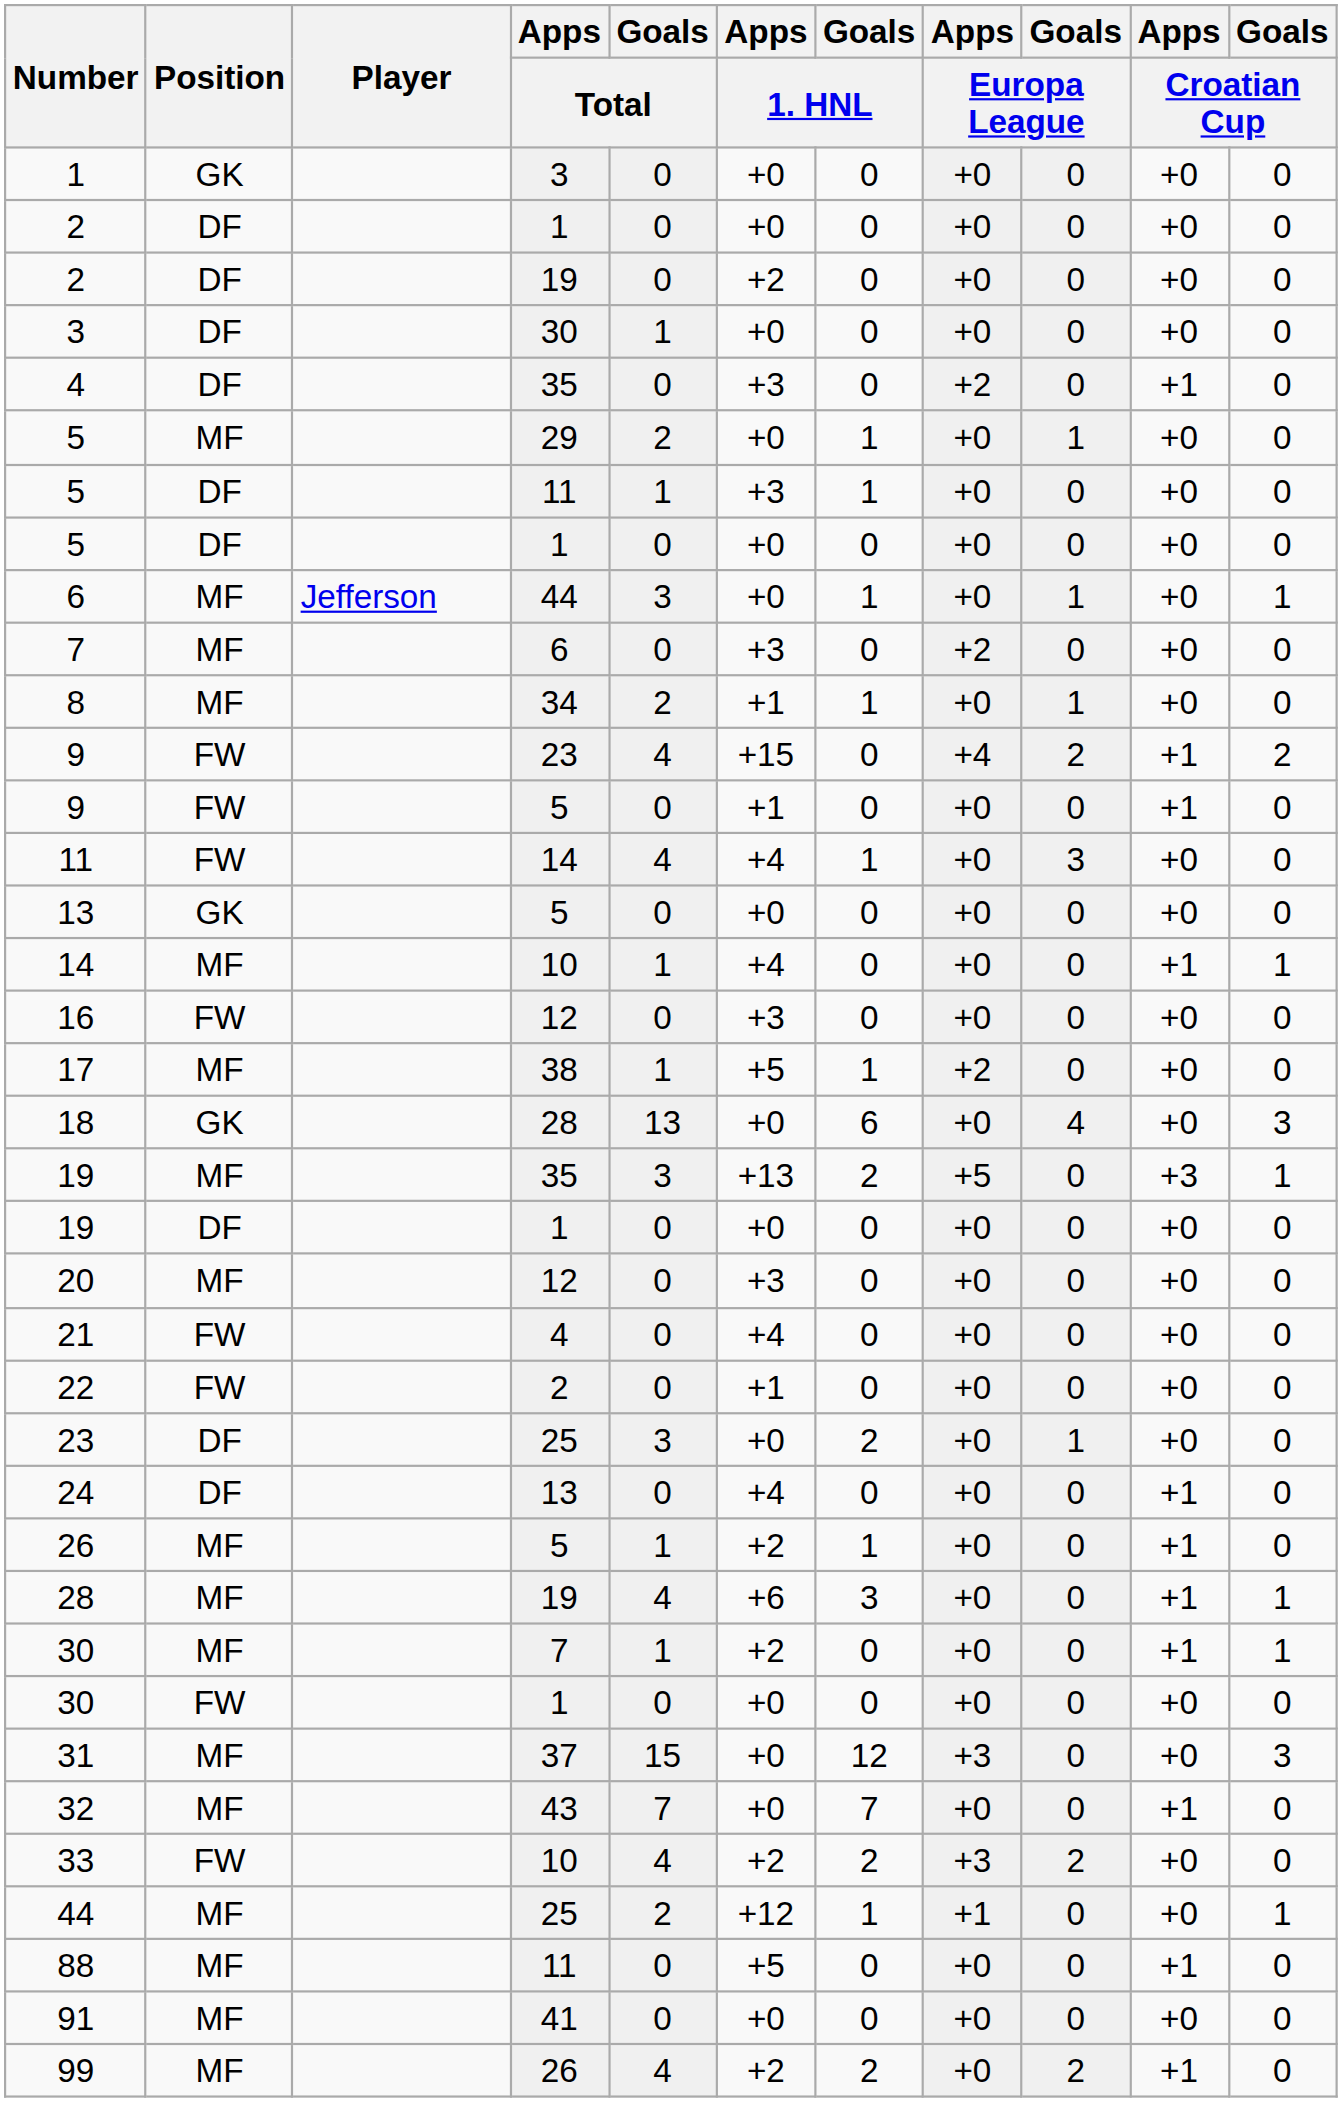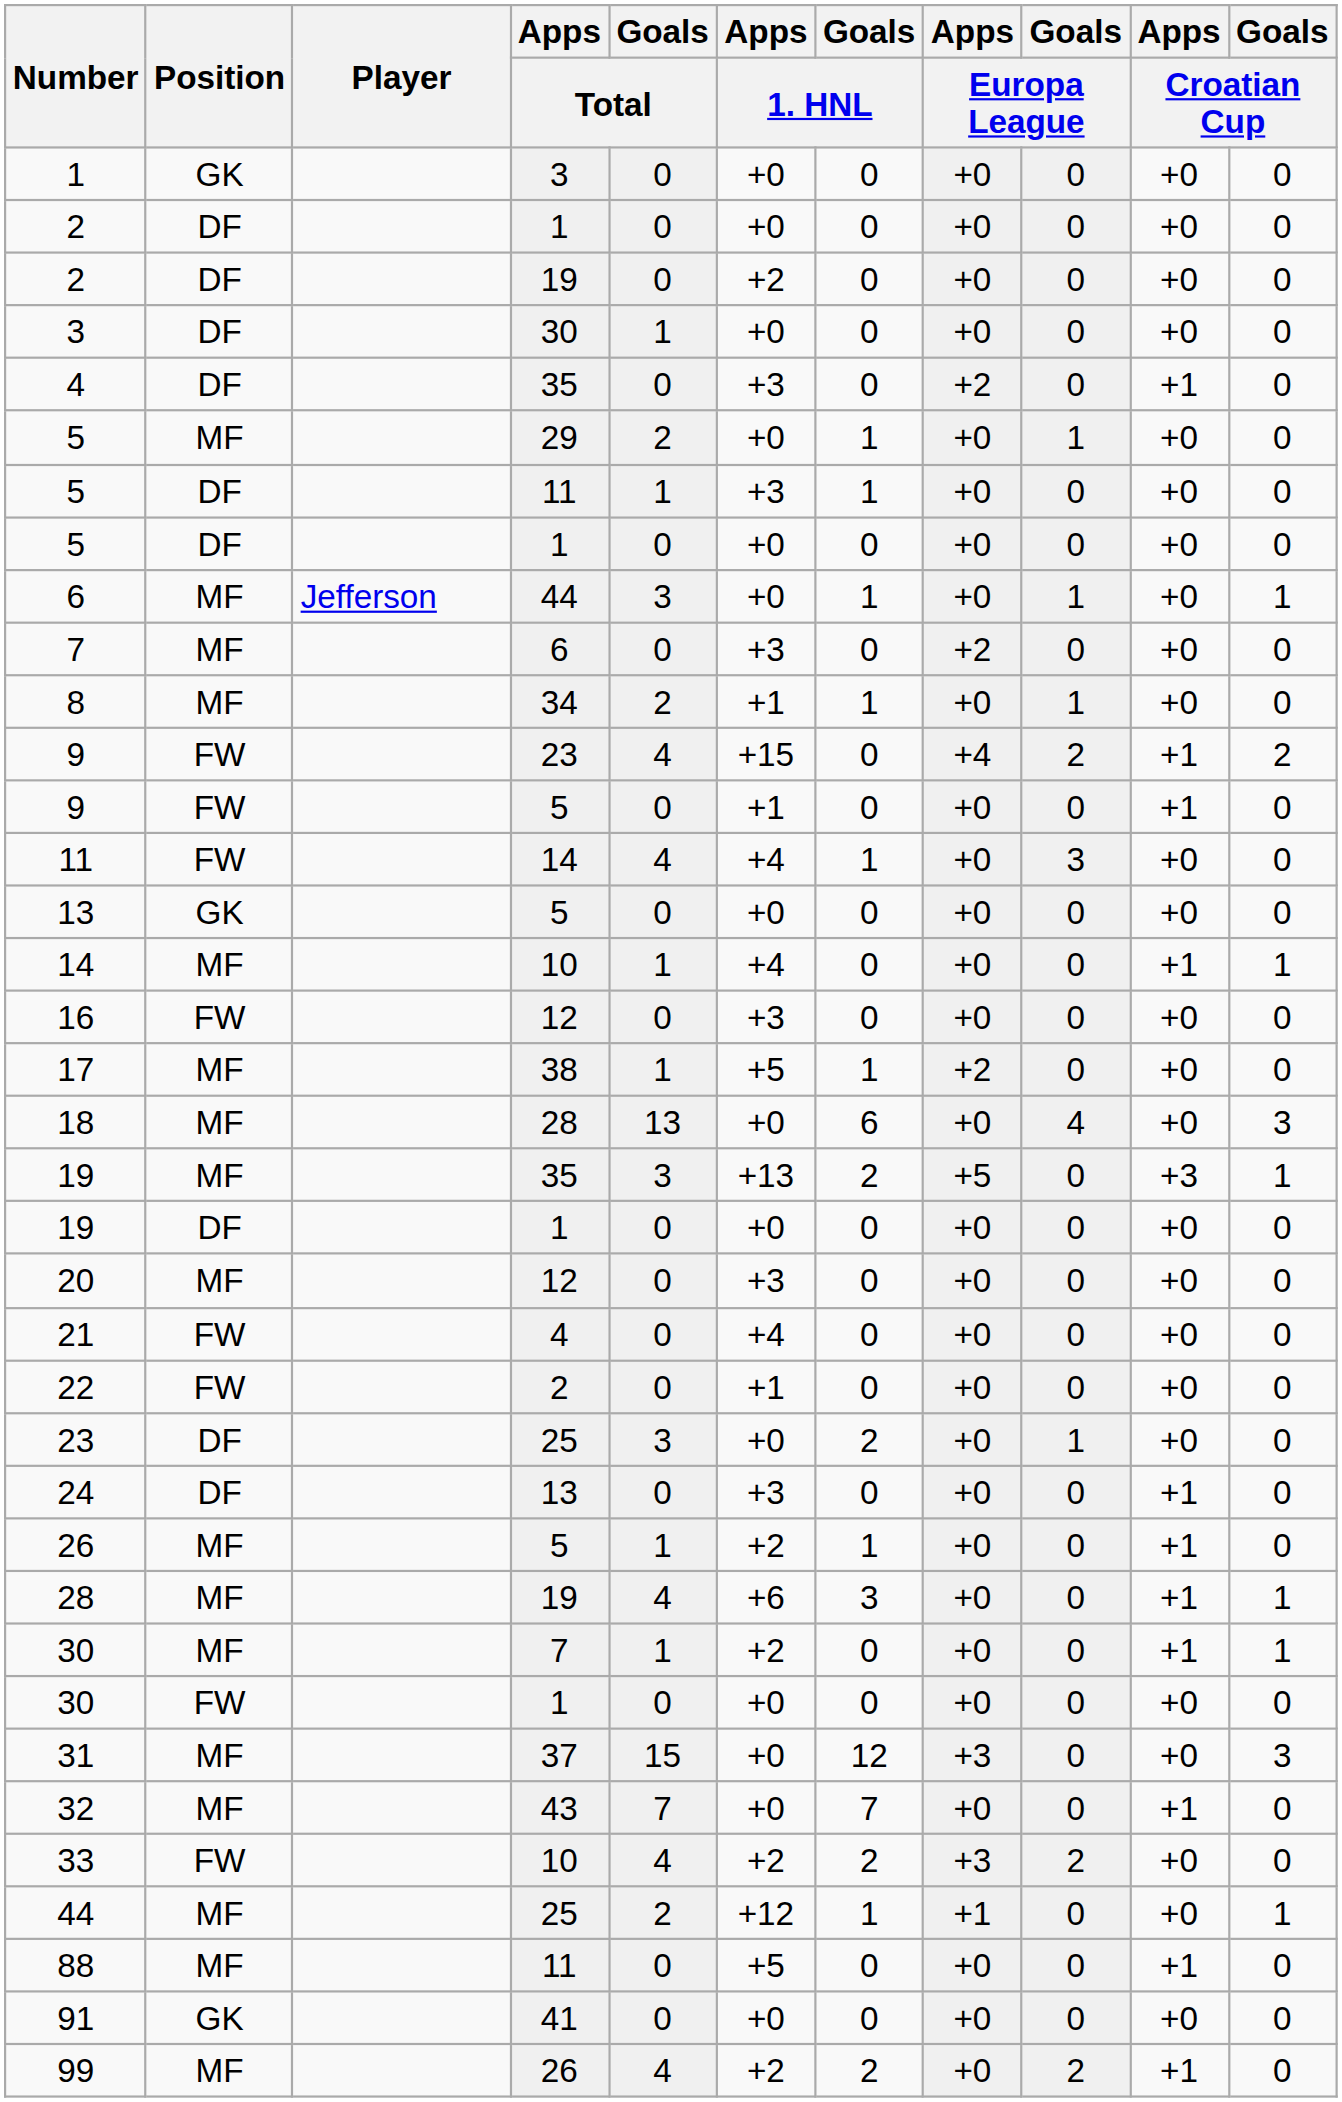(220, 1123) GK -> (220, 1123) MF
(766, 1492) +4 -> (766, 1492) +3
(220, 2019) MF -> (220, 2019) GK
